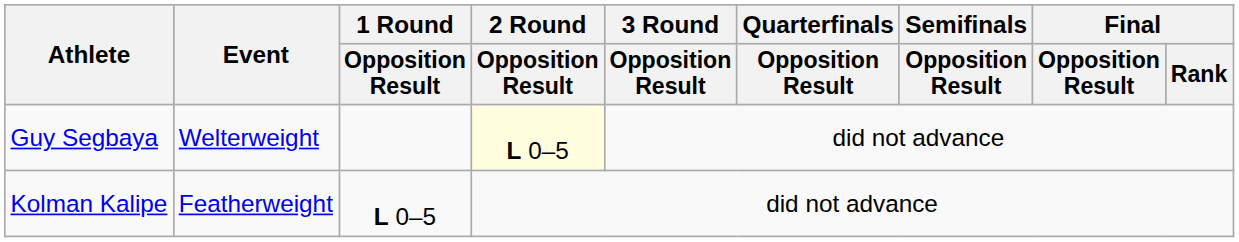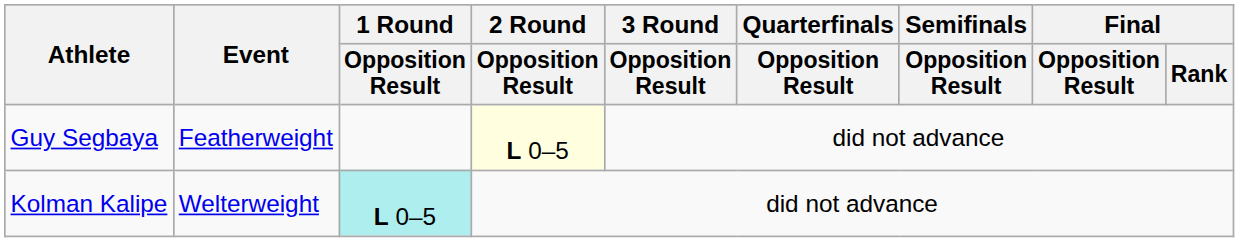(249, 138) Welterweight -> (256, 138) Featherweight
(256, 204) Featherweight -> (249, 204) Welterweight
(405, 217) no background -> (405, 217) paleturquoise background
